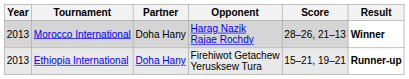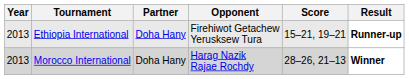rows swapped: (81, 61) <-> (82, 34)
